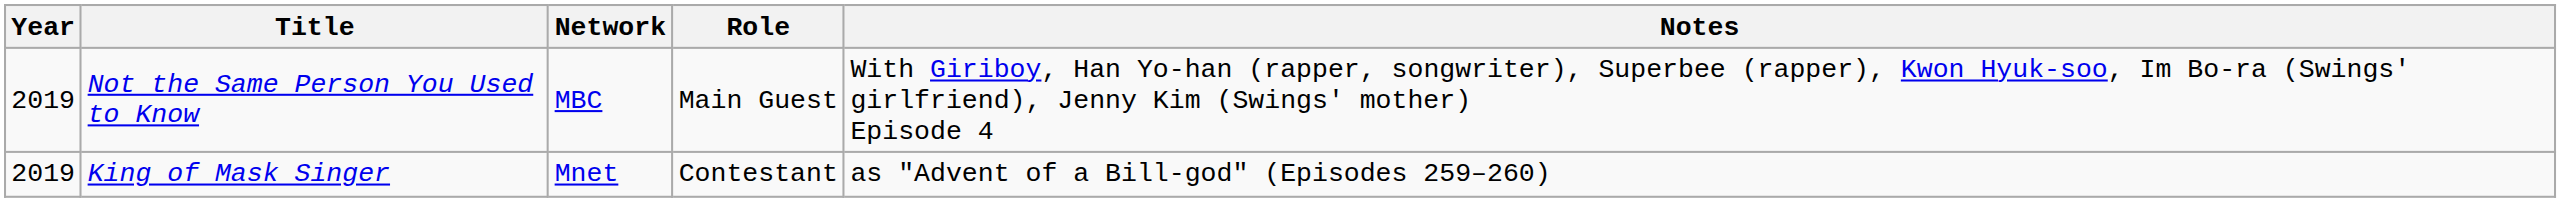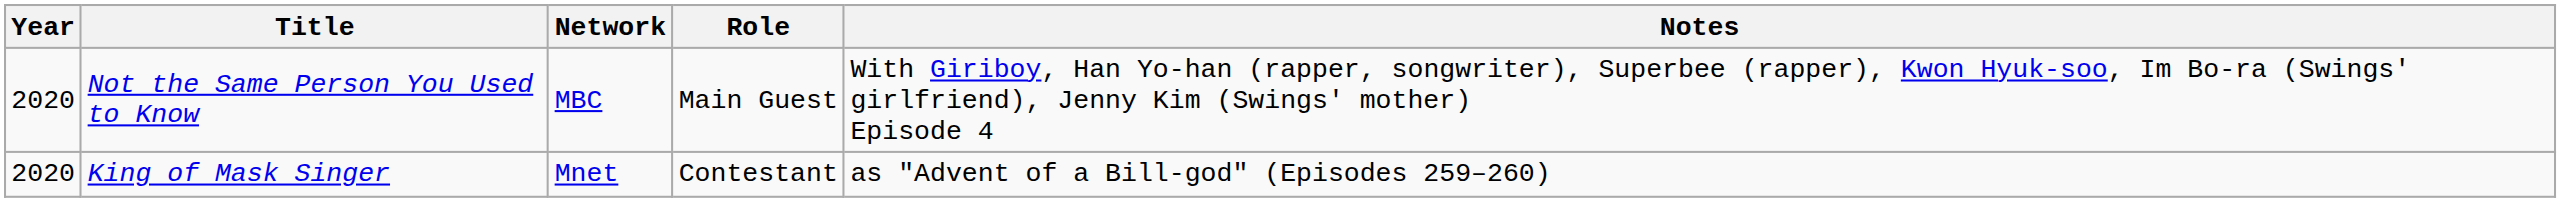(43, 100) 2019 -> (43, 100) 2020
(43, 174) 2019 -> (43, 174) 2020
